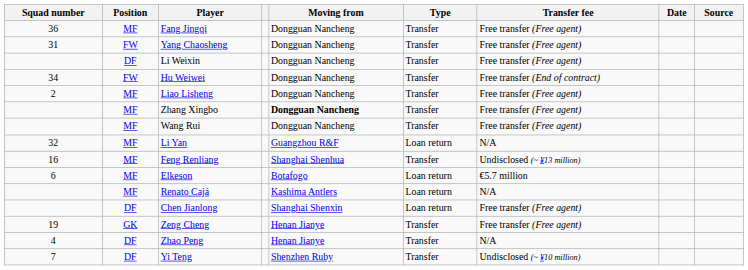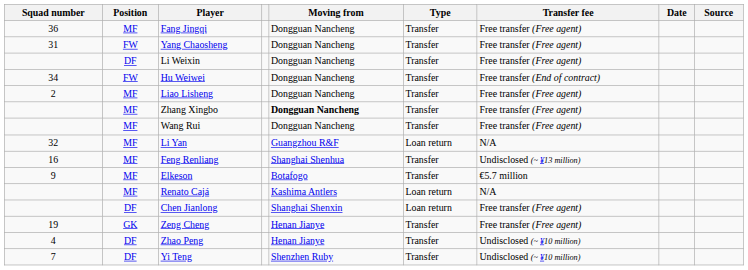(53, 175) 6 -> (53, 175) 9
(429, 175) Loan return -> (422, 175) Transfer
(488, 240) N/A -> (530, 240) Undisclosed (~ ¥10 million)
